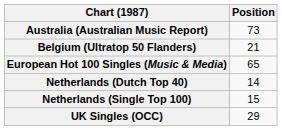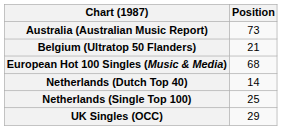(253, 64) 65 -> (253, 64) 68
(253, 99) 15 -> (253, 99) 25
